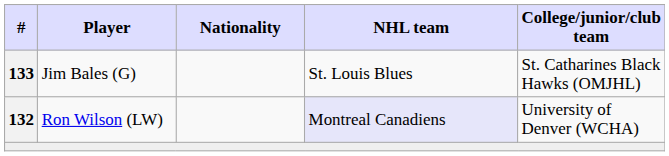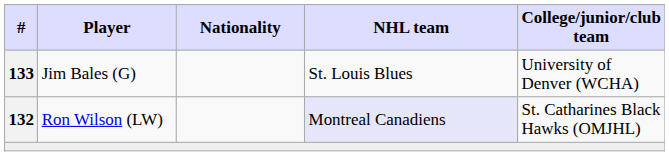(591, 73) St. Catharines Black Hawks (OMJHL) -> (580, 73) University of Denver (WCHA)
(580, 119) University of Denver (WCHA) -> (591, 119) St. Catharines Black Hawks (OMJHL)
